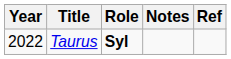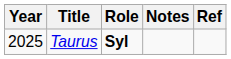(26, 41) 2022 -> (26, 41) 2025
